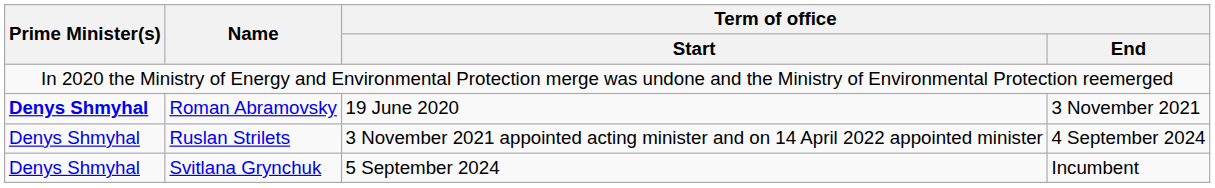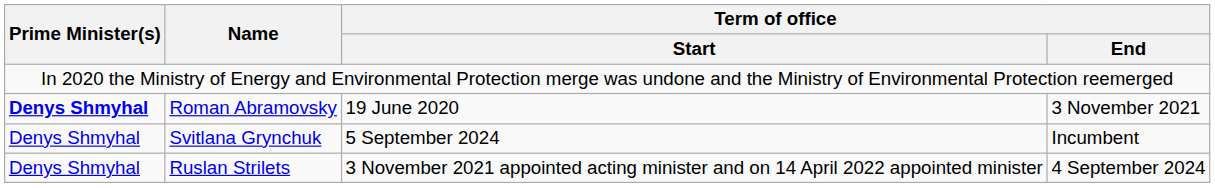rows swapped: (230, 138) <-> (245, 167)
